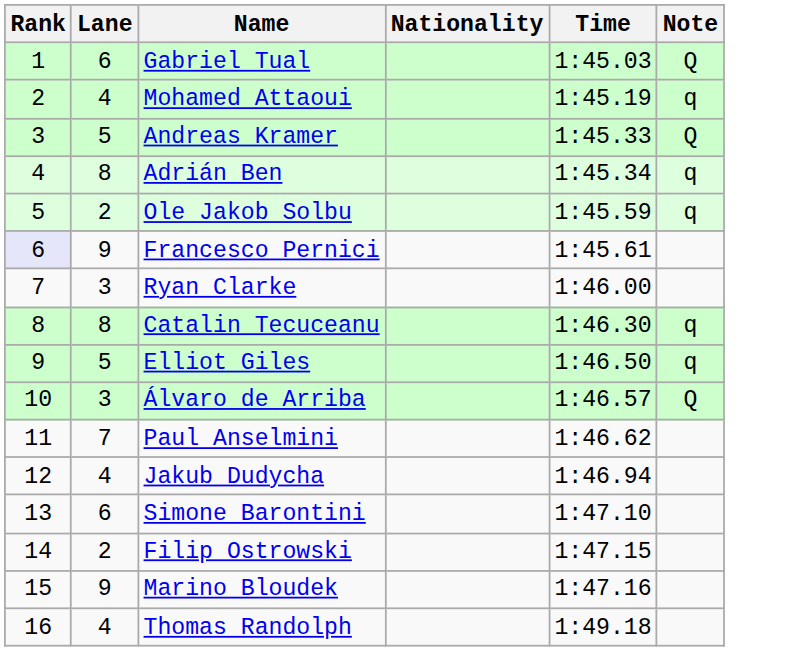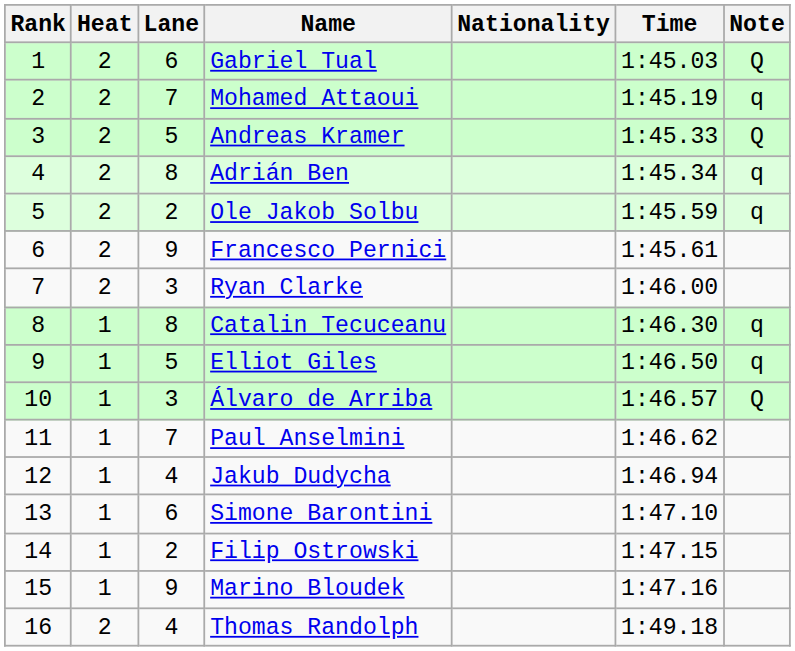+ column: (105, 24)
(105, 99) 4 -> (171, 99) 7
(38, 250) lavender background -> (38, 250) no background
